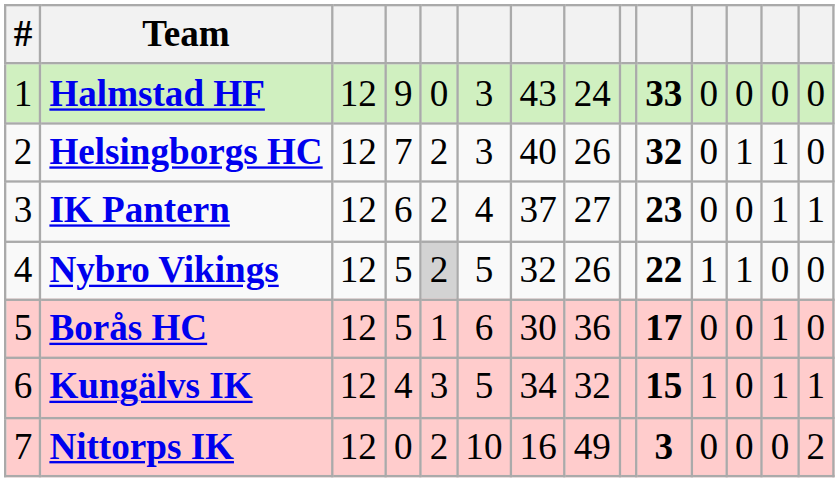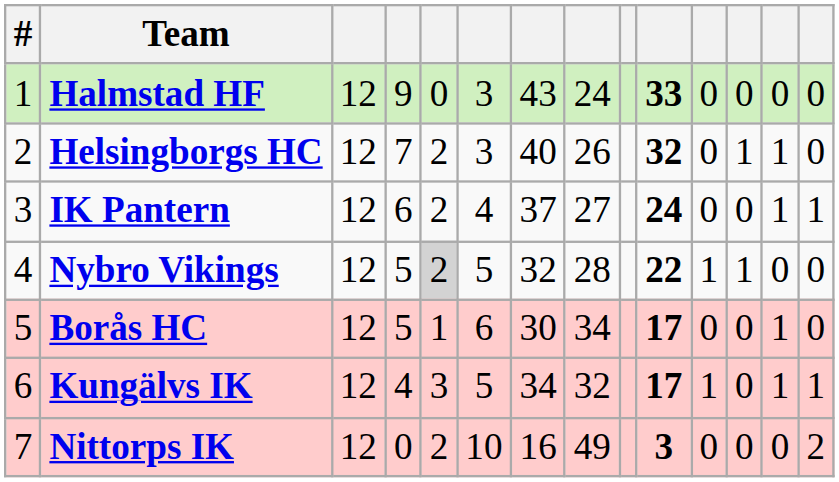(664, 210) 23 -> (664, 210) 24
(592, 269) 26 -> (592, 269) 28
(592, 328) 36 -> (592, 328) 34
(664, 387) 15 -> (664, 387) 17
